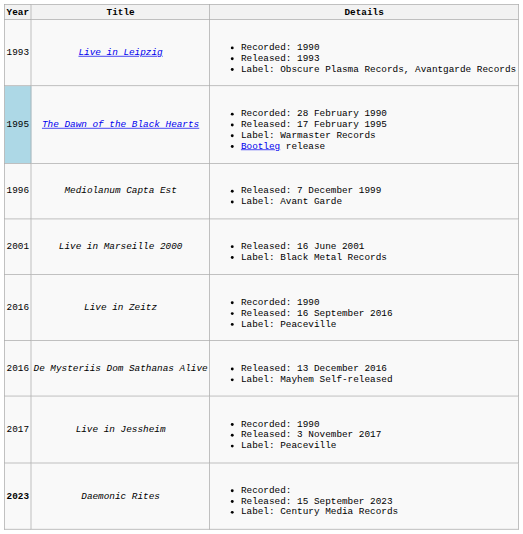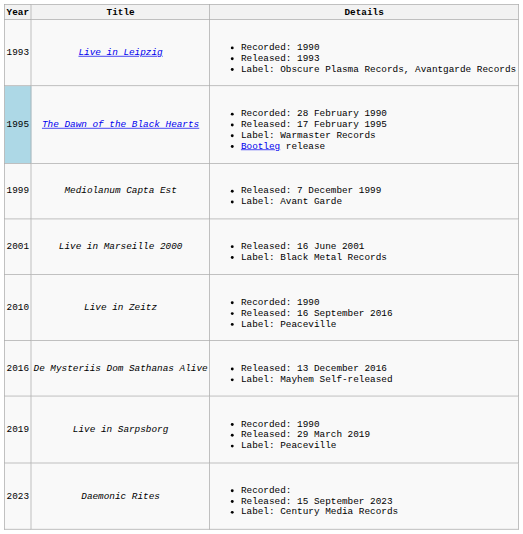(18, 191) 1996 -> (18, 191) 1999
(18, 308) 2016 -> (18, 308) 2010
- row: (121, 429)
+ row: (121, 429)
(18, 496) bold -> (18, 496) normal
